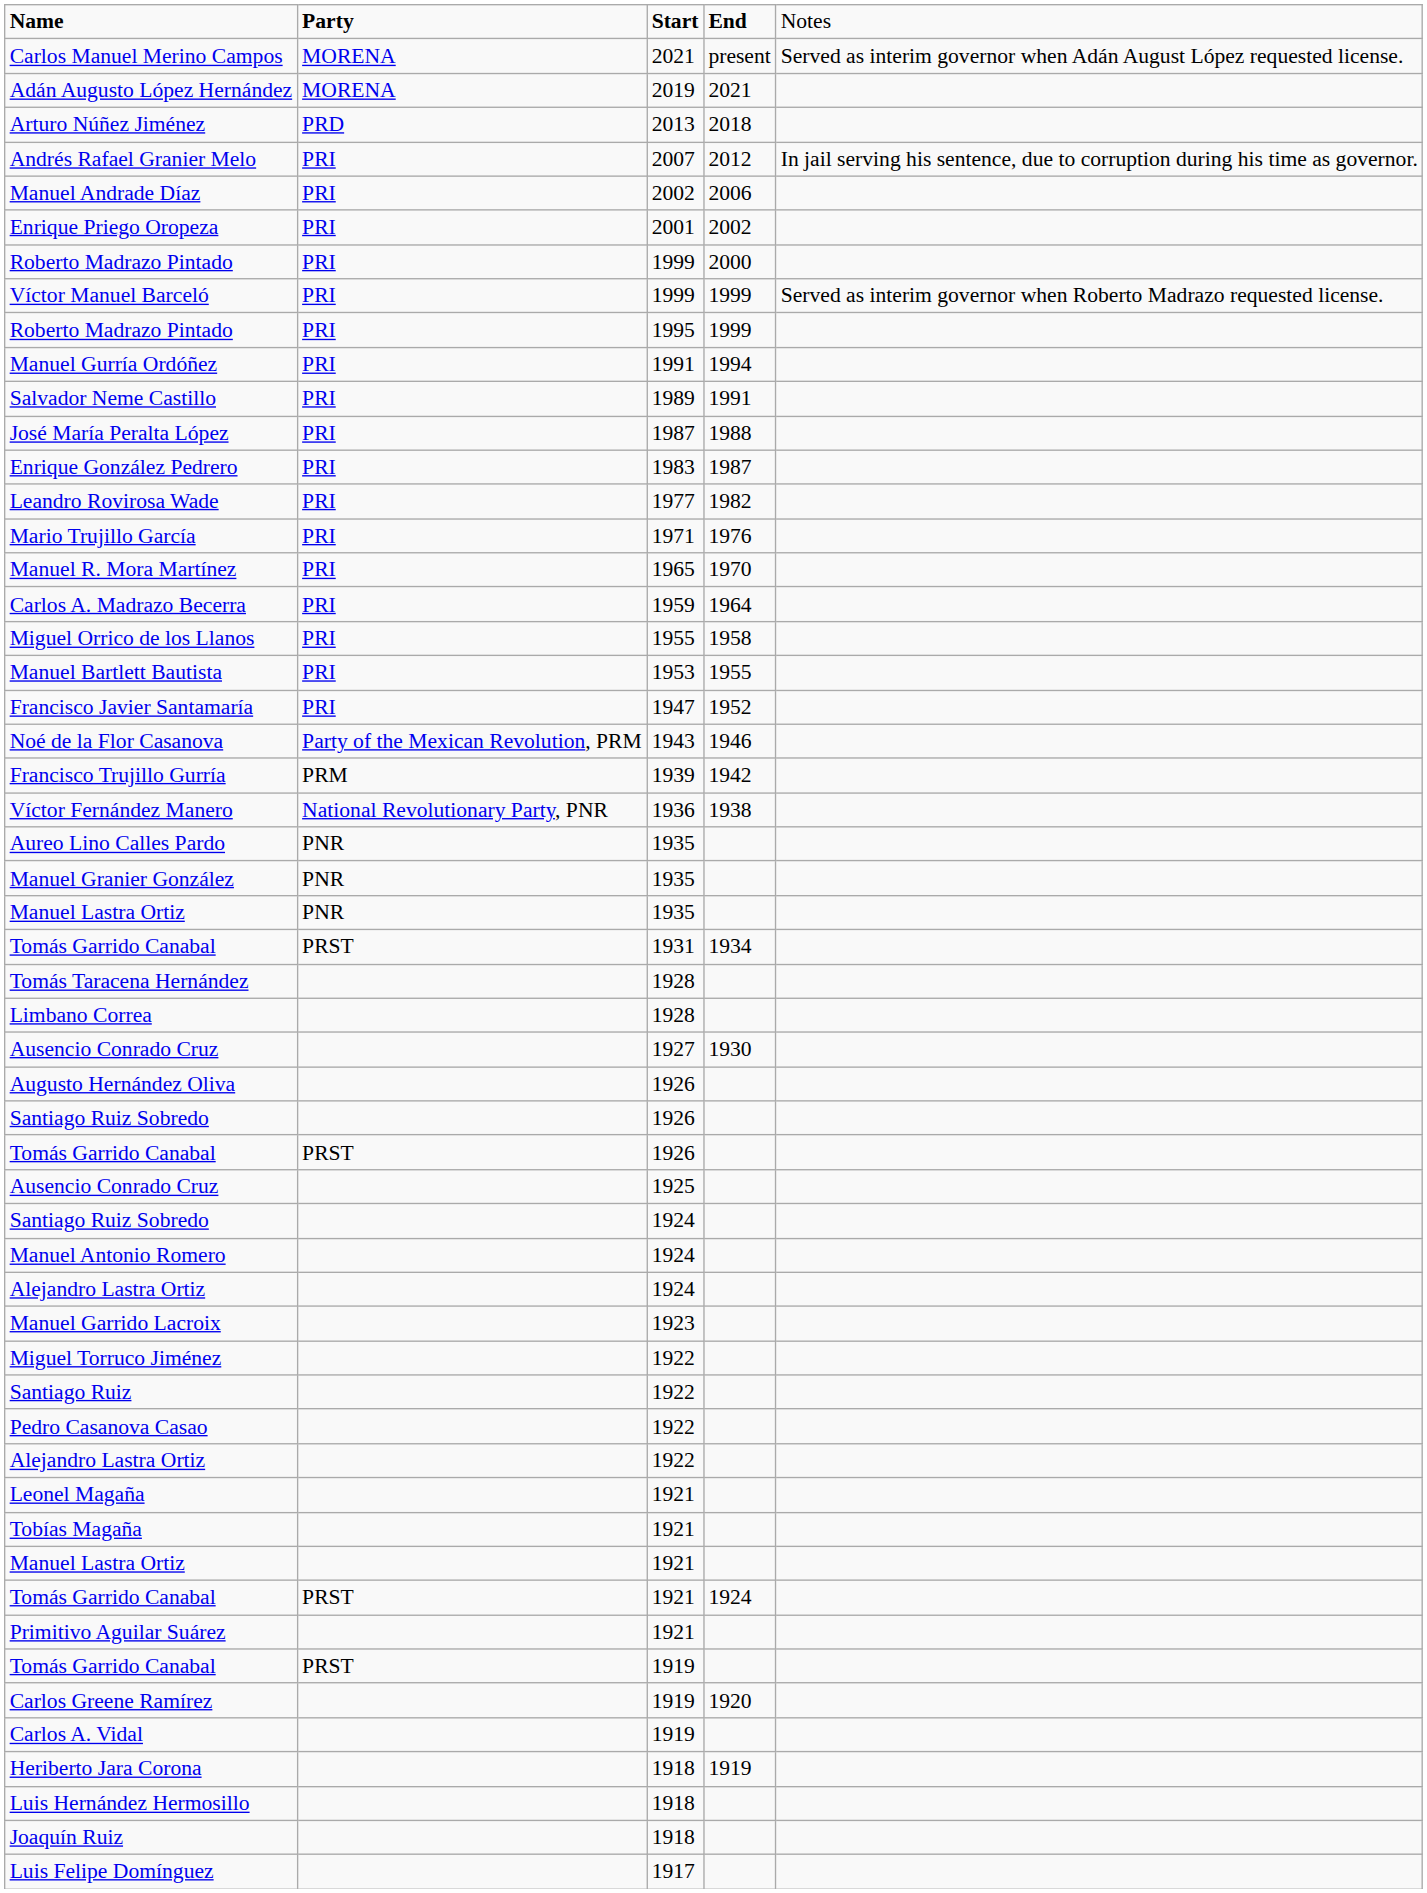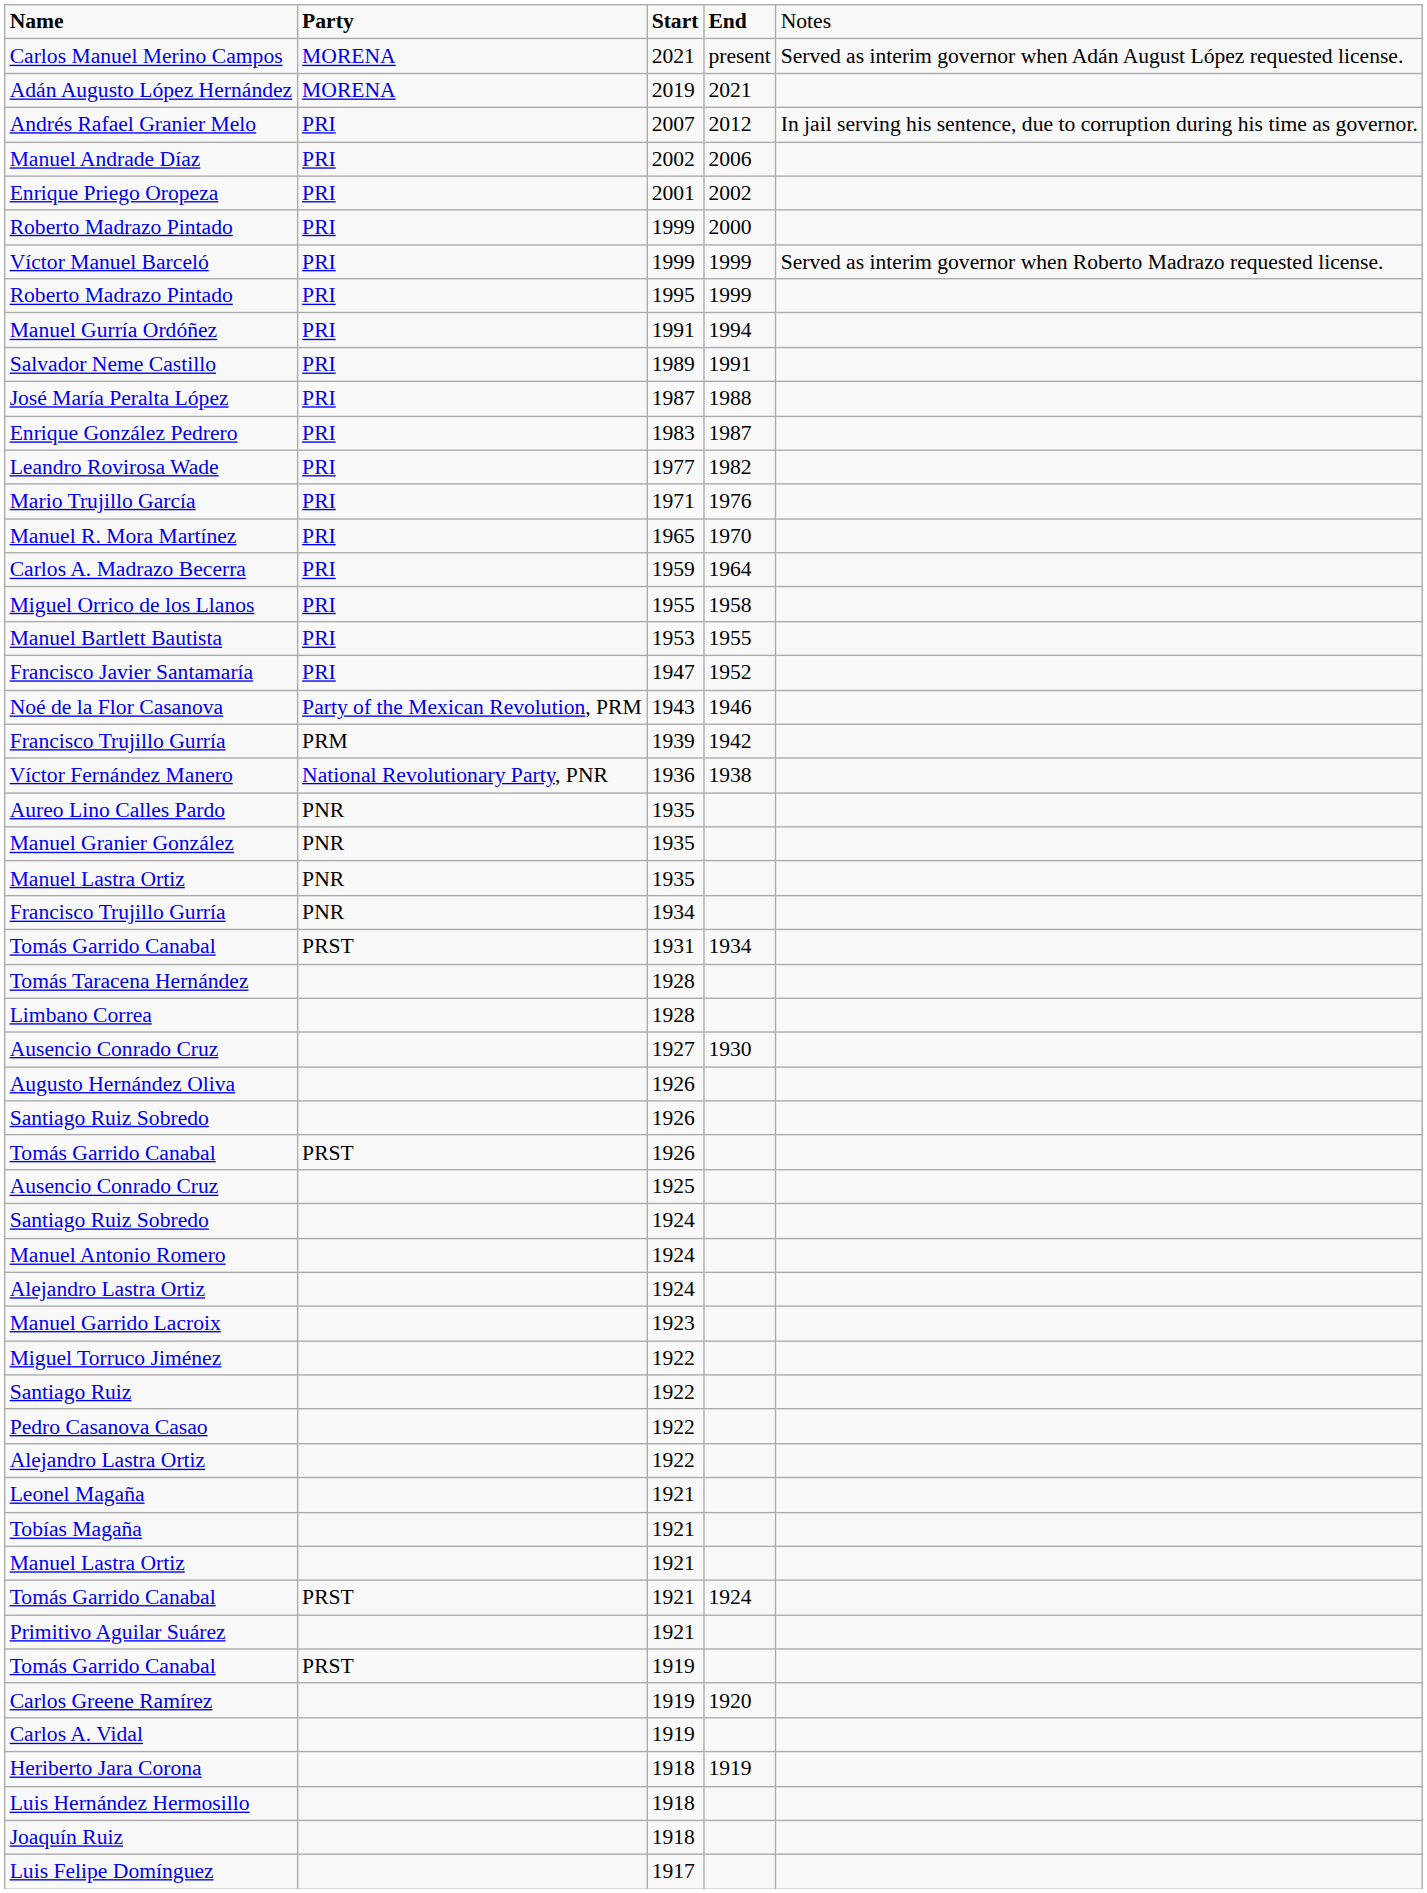- row: (107, 124)
+ row: (118, 912)
